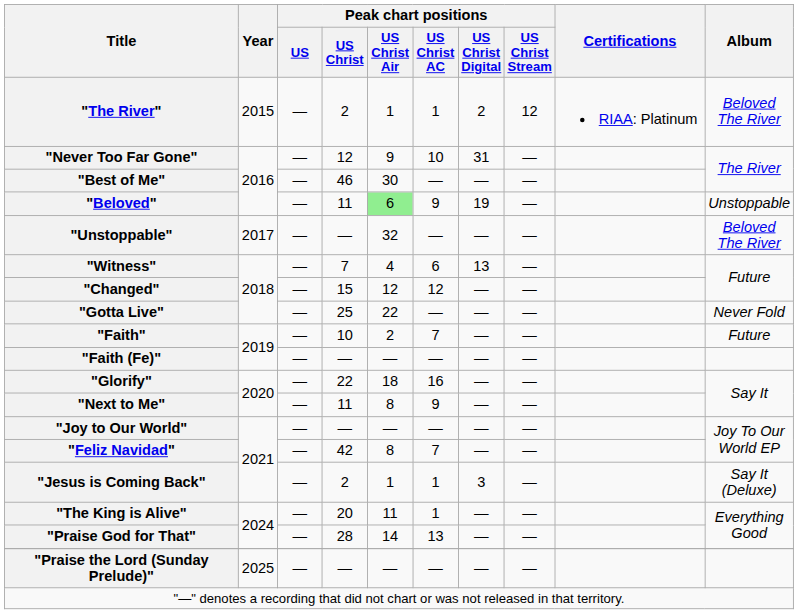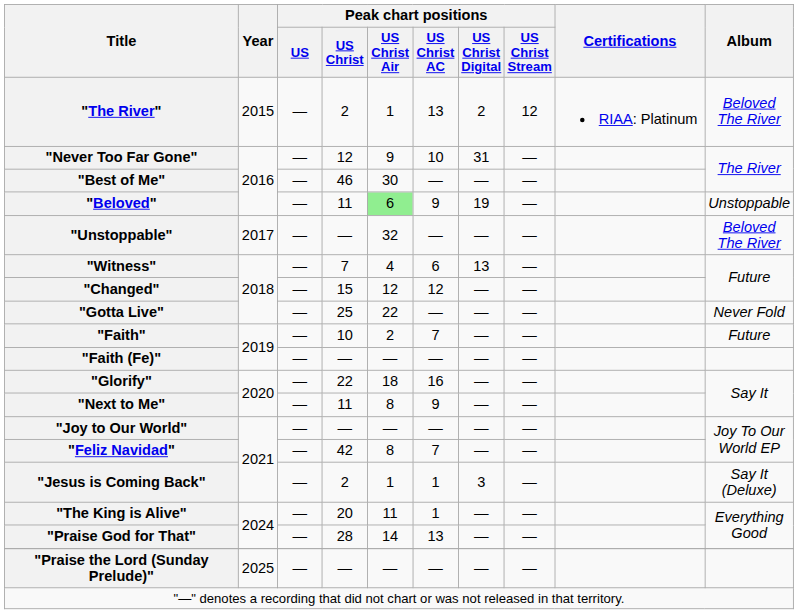(435, 111) 1 -> (435, 111) 13
